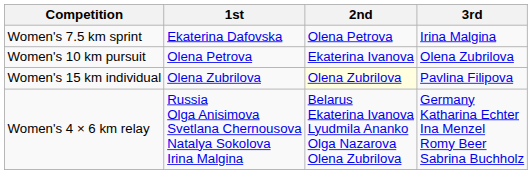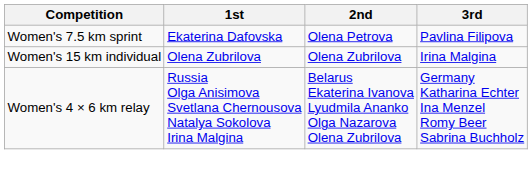(458, 36) Irina Malgina -> (467, 36) Pavlina Filipova
- row: (77, 57)
(355, 78) lightyellow background -> (355, 57) no background
(467, 78) Pavlina Filipova -> (458, 57) Irina Malgina
